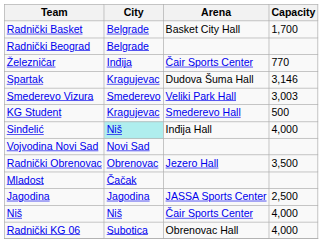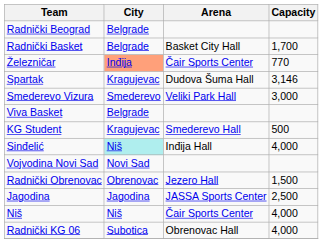rows swapped: (48, 46) <-> (45, 29)
(119, 63) no background -> (119, 63) lightsalmon background
(285, 96) 3,003 -> (285, 96) 3,000
+ row: (35, 113)
(285, 163) 3,500 -> (285, 180) 1,500
- row: (25, 180)
